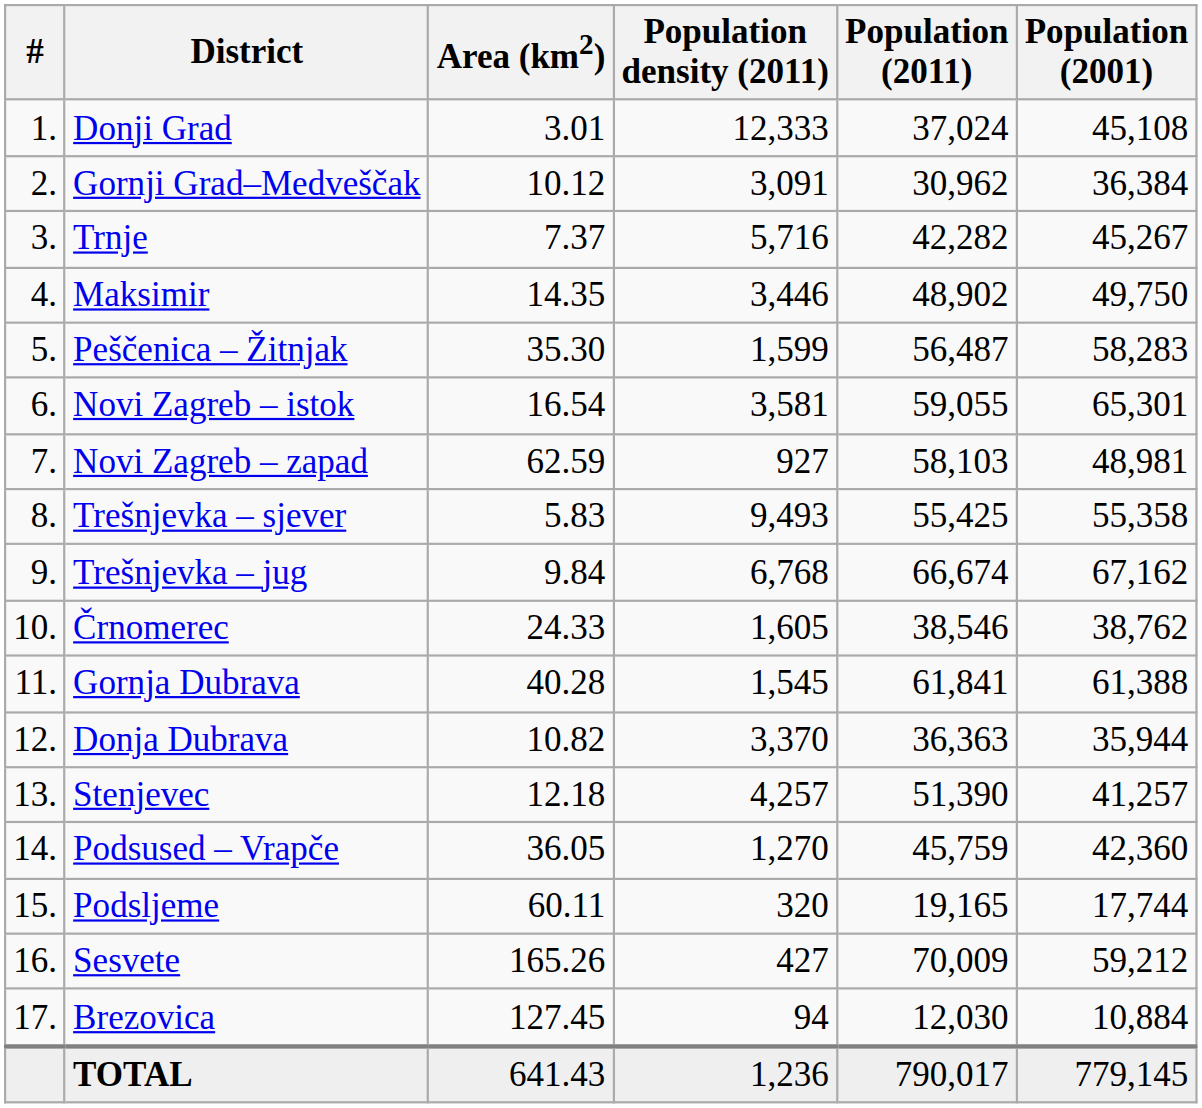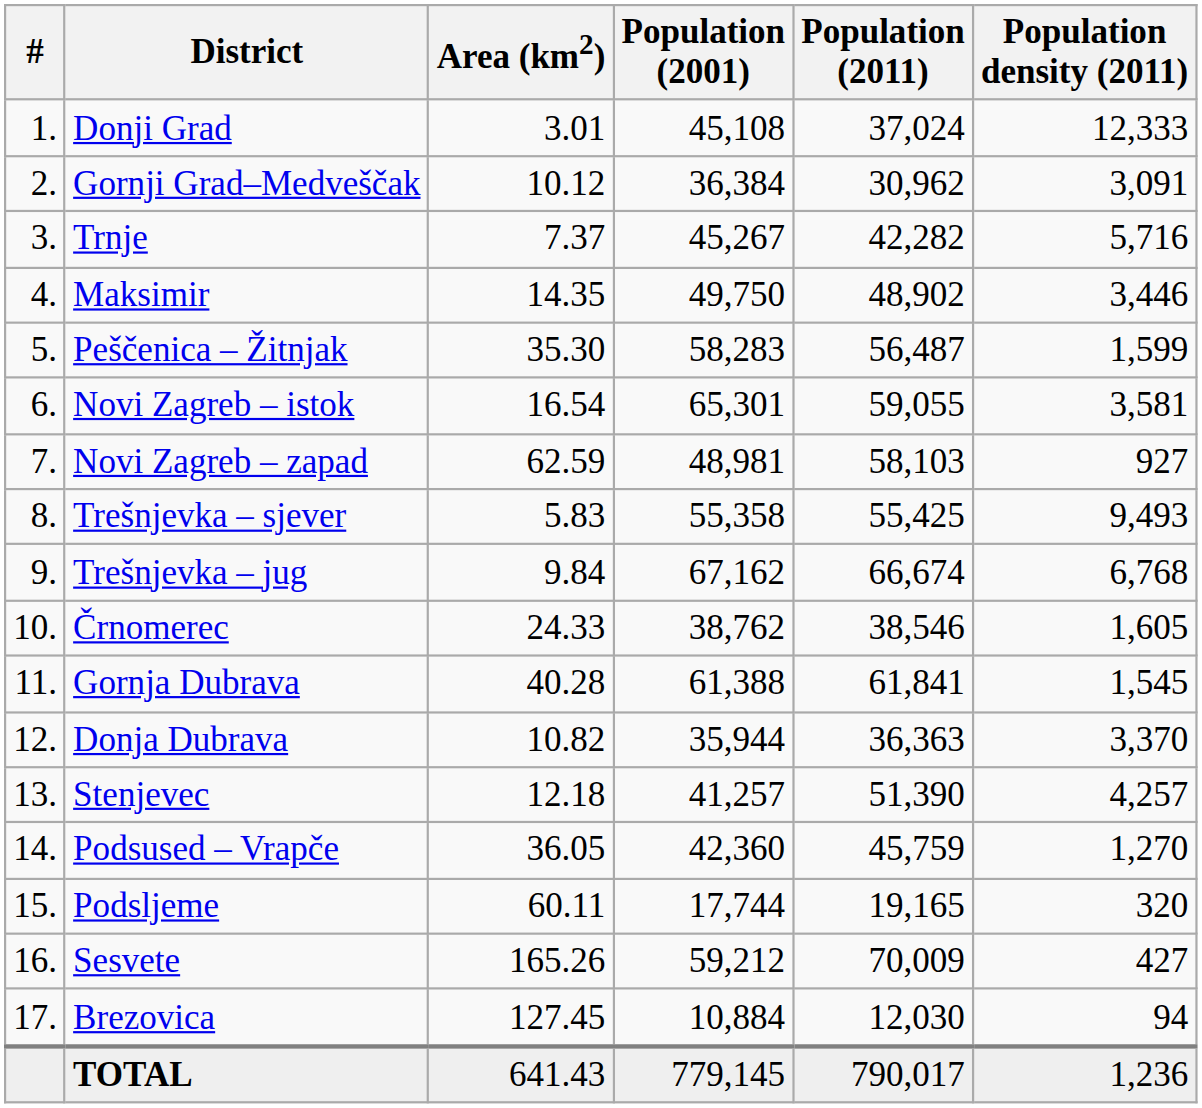columns swapped: (1106, 51) <-> (725, 51)
